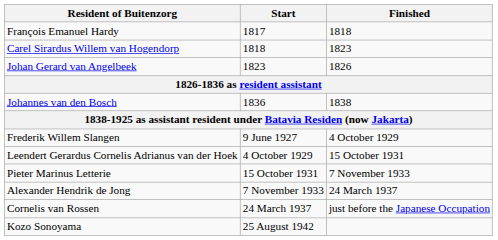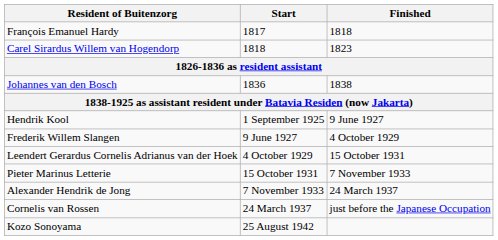- row: (72, 66)
+ row: (38, 119)
